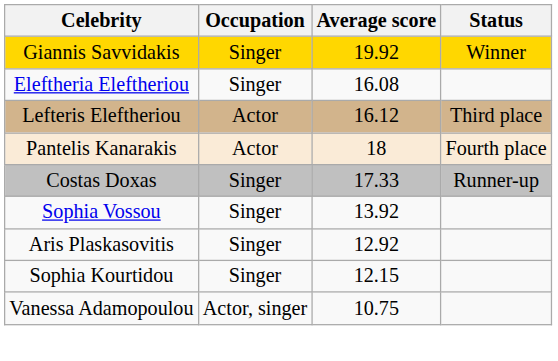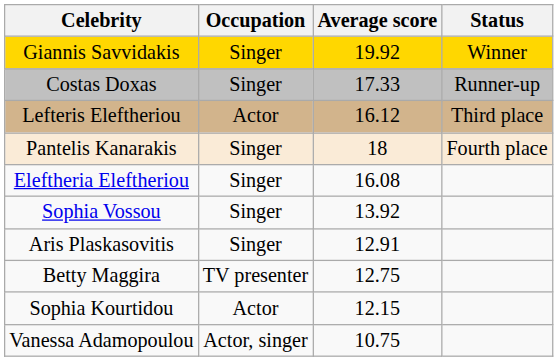rows swapped: (101, 180) <-> (101, 84)
(255, 148) Actor -> (255, 148) Singer
(376, 244) 12.92 -> (377, 244) 12.91
+ row: (101, 276)
(255, 276) Singer -> (255, 308) Actor
